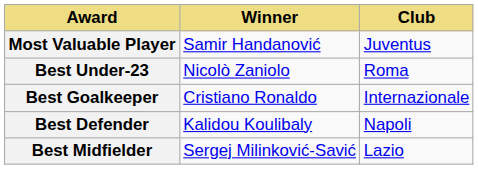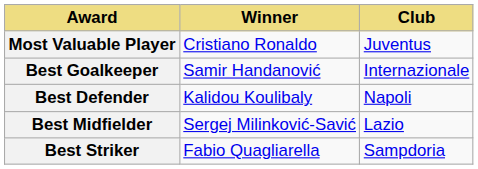(252, 44) Samir Handanović -> (250, 44) Cristiano Ronaldo
- row: (92, 71)
(250, 97) Cristiano Ronaldo -> (252, 71) Samir Handanović
+ row: (92, 151)
